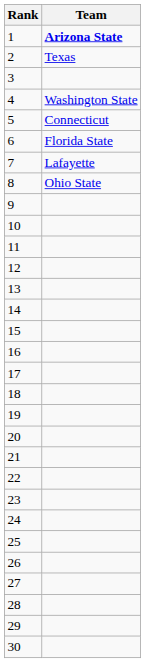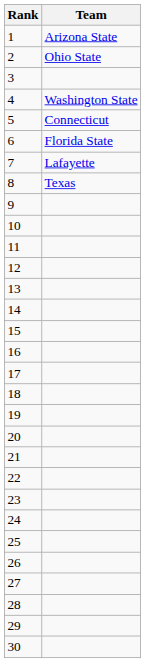(84, 36) bold -> (81, 36) normal
(60, 57) Texas -> (73, 57) Ohio State
(73, 183) Ohio State -> (60, 183) Texas
